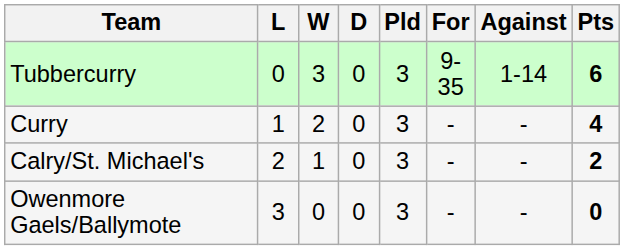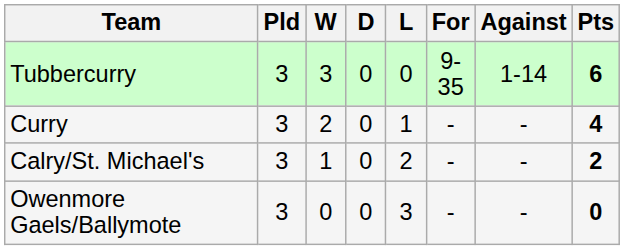columns swapped: (403, 23) <-> (278, 23)
